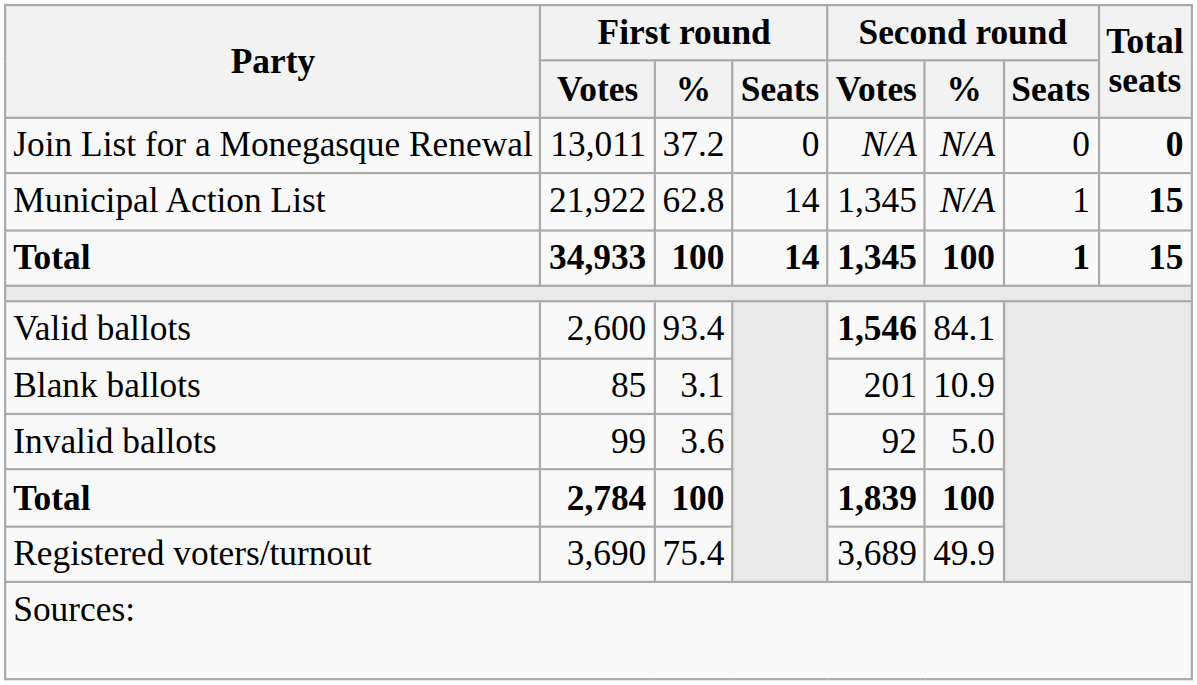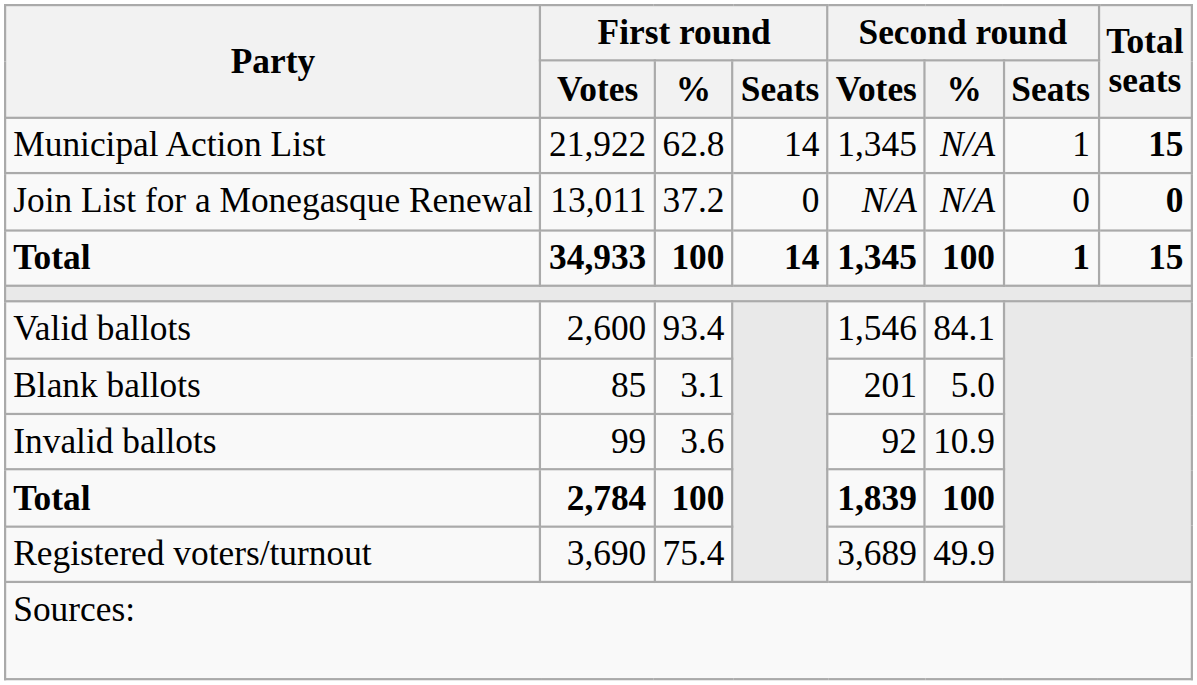rows swapped: (169, 200) <-> (273, 144)
(877, 329) bold -> (877, 329) normal
(964, 385) 10.9 -> (973, 385) 5.0
(973, 441) 5.0 -> (964, 441) 10.9
